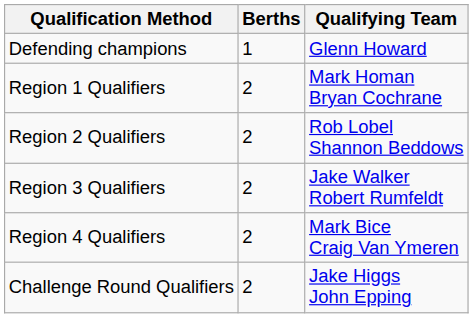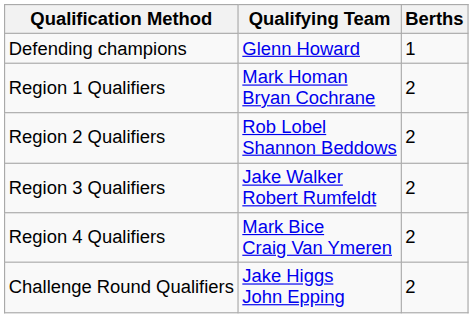columns swapped: (271, 19) <-> (386, 19)
